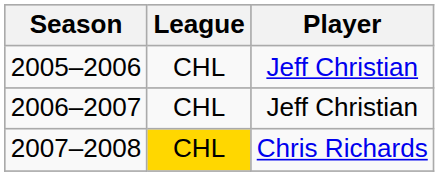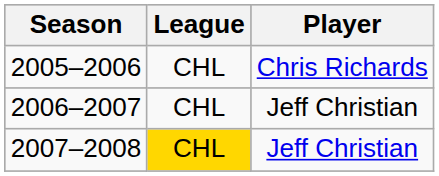(342, 66) Jeff Christian -> (342, 66) Chris Richards
(342, 149) Chris Richards -> (342, 149) Jeff Christian
